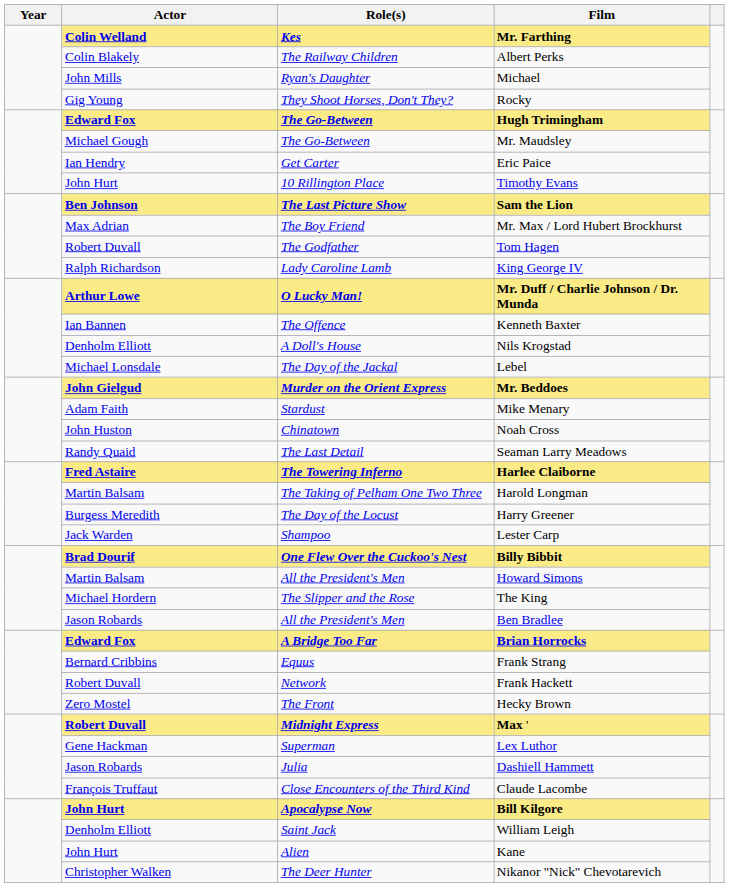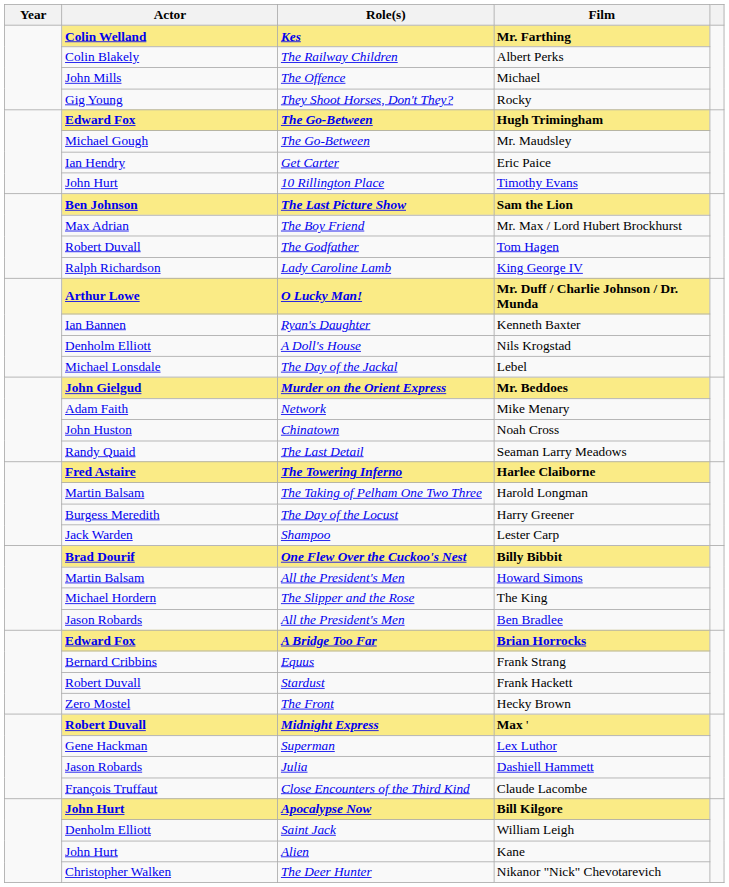(326, 78) Ryan's Daughter -> (313, 78) The Offence
(313, 324) The Offence -> (326, 324) Ryan's Daughter
(303, 409) Stardust -> (303, 409) Network
(303, 682) Network -> (303, 682) Stardust
